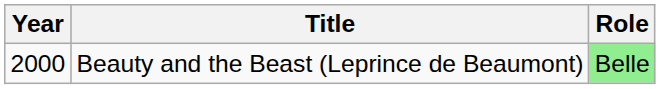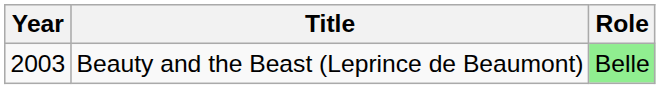(38, 63) 2000 -> (38, 63) 2003
